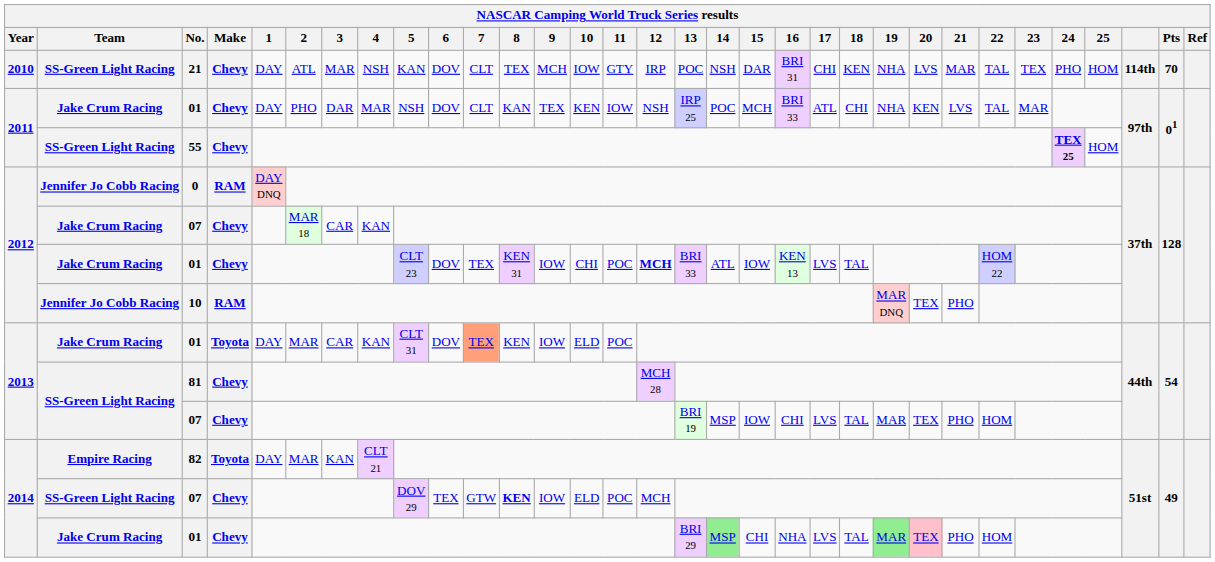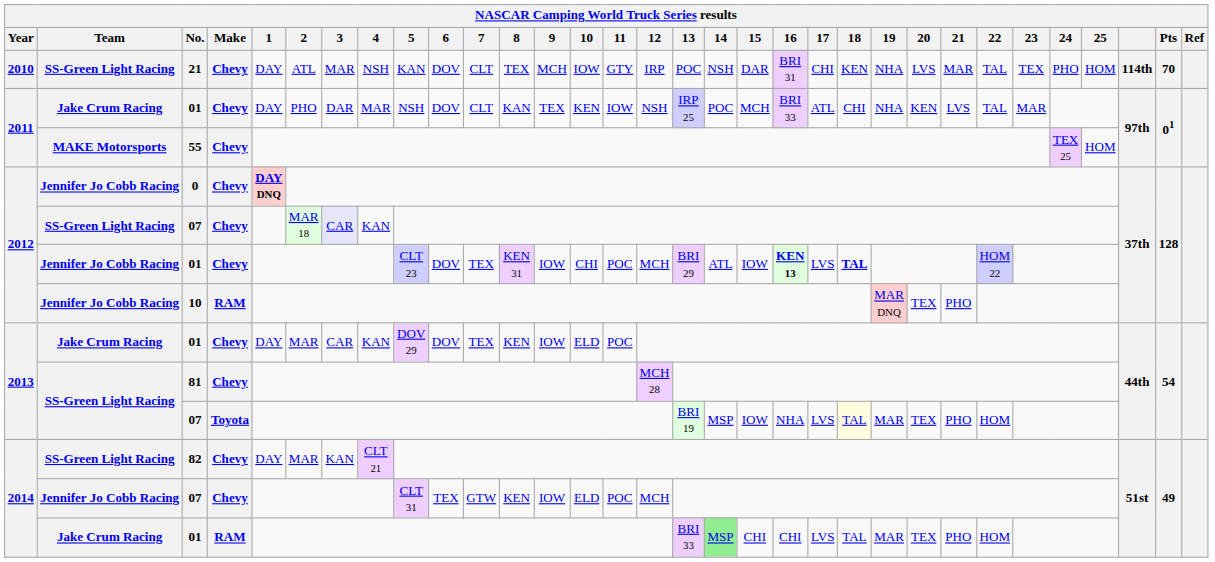(110, 147) SS-Green Light Racing -> (110, 147) MAKE Motorsports
(1068, 147) bold -> (1066, 146) normal
(230, 186) RAM -> (230, 186) Chevy
(269, 185) normal -> (269, 186) bold
(110, 225) Jake Crum Racing -> (110, 225) SS-Green Light Racing
(340, 225) no background -> (340, 225) lavender background
(110, 264) Jake Crum Racing -> (110, 264) Jennifer Jo Cobb Racing
(656, 264) bold -> (654, 264) normal
(691, 263) BRI 33 -> (688, 263) BRI 29
(792, 263) normal -> (790, 264) bold
(857, 264) normal -> (854, 264) bold
(230, 342) Toyota -> (230, 342) Chevy
(411, 341) CLT 31 -> (411, 341) DOV 29
(481, 342) lightsalmon background -> (481, 342) no background
(230, 420) Chevy -> (230, 420) Toyota
(792, 420) CHI -> (790, 420) NHA
(857, 420) no background -> (854, 420) lightyellow background
(110, 459) Empire Racing -> (110, 459) SS-Green Light Racing
(230, 459) Toyota -> (230, 459) Chevy
(110, 498) SS-Green Light Racing -> (110, 498) Jennifer Jo Cobb Racing
(411, 497) DOV 29 -> (411, 497) CLT 31
(517, 498) bold -> (517, 498) normal
(230, 537) Chevy -> (230, 537) RAM
(691, 536) BRI 29 -> (688, 536) BRI 33
(792, 537) NHA -> (790, 537) CHI
(891, 537) lightgreen background -> (889, 537) no background
(926, 537) pink background -> (924, 537) no background
